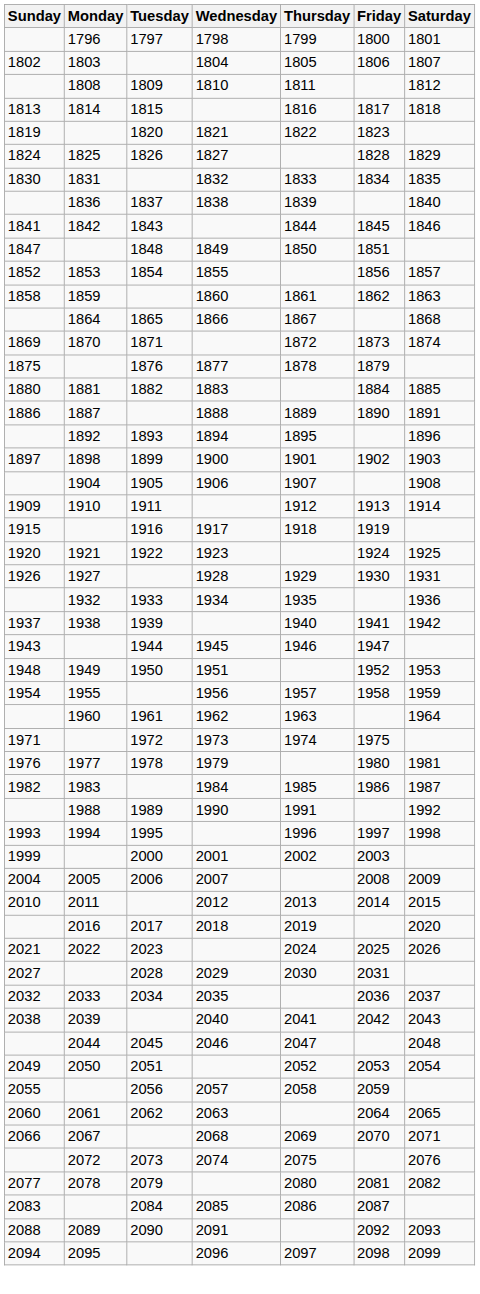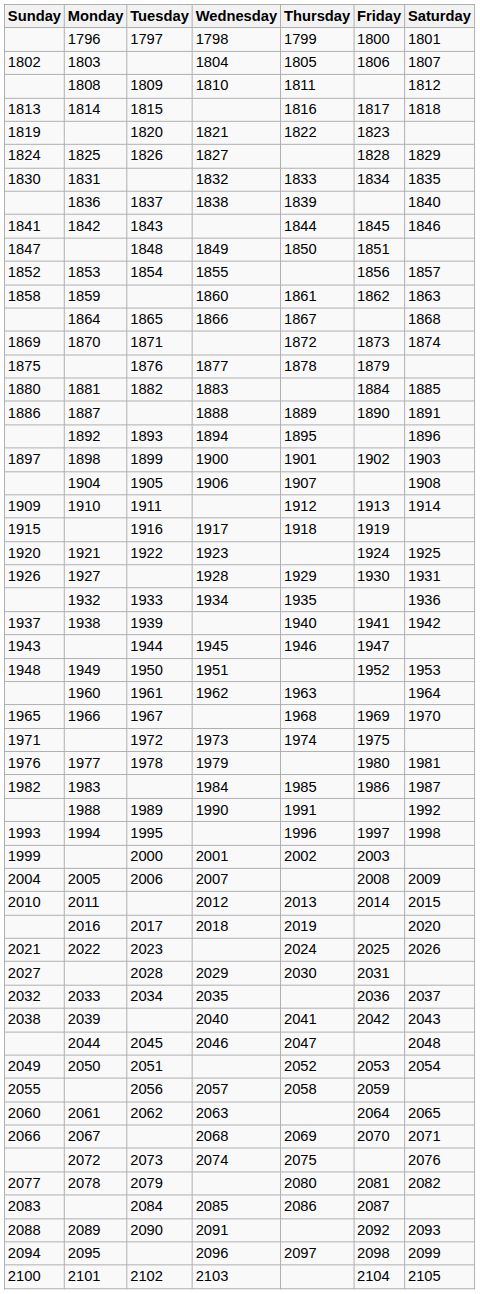- row: (84, 693)
+ row: (84, 716)
+ row: (84, 1276)
